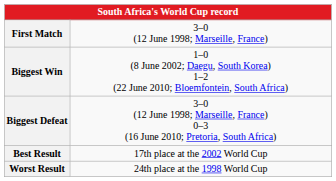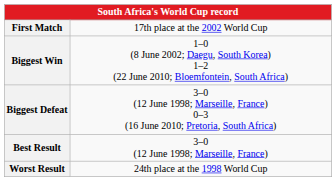(201, 33) 3–0 (12 June 1998; Marseille, France) -> (201, 28) 17th place at the 2002 World Cup
(201, 153) 17th place at the 2002 World Cup -> (201, 147) 3–0 (12 June 1998; Marseille, France)
